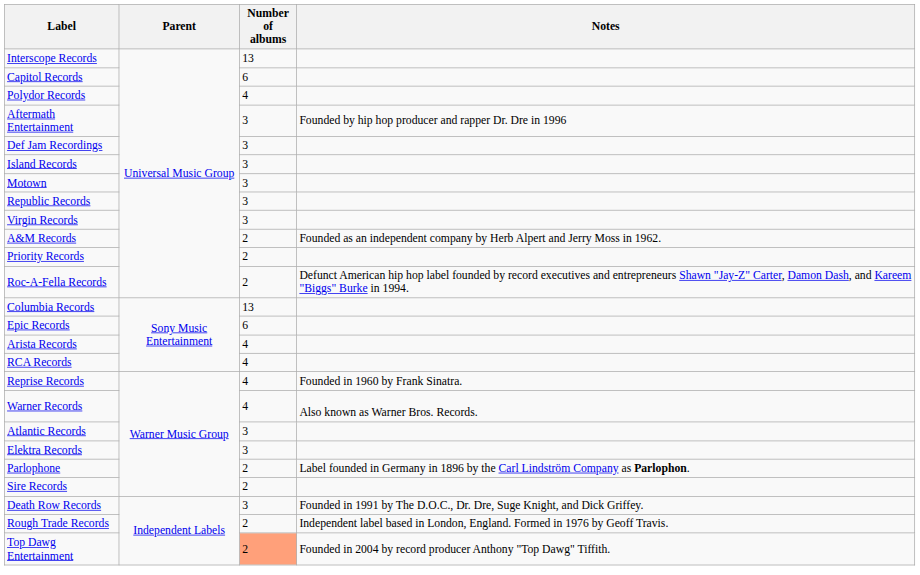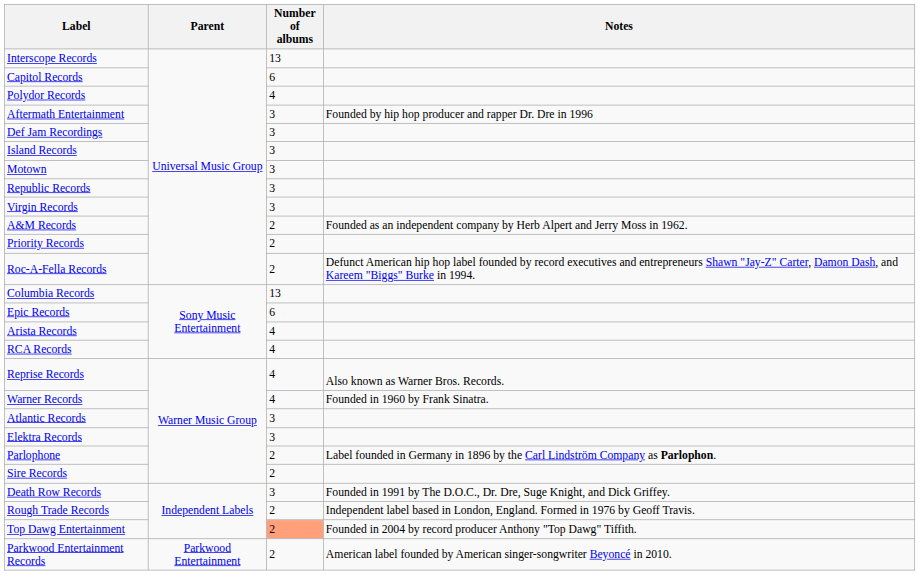(381, 381) Founded in 1960 by Frank Sinatra. -> (415, 381) Also known as Warner Bros. Records.
(388, 412) Also known as Warner Bros. Records. -> (407, 399) Founded in 1960 by Frank Sinatra.
+ row: (65, 554)
